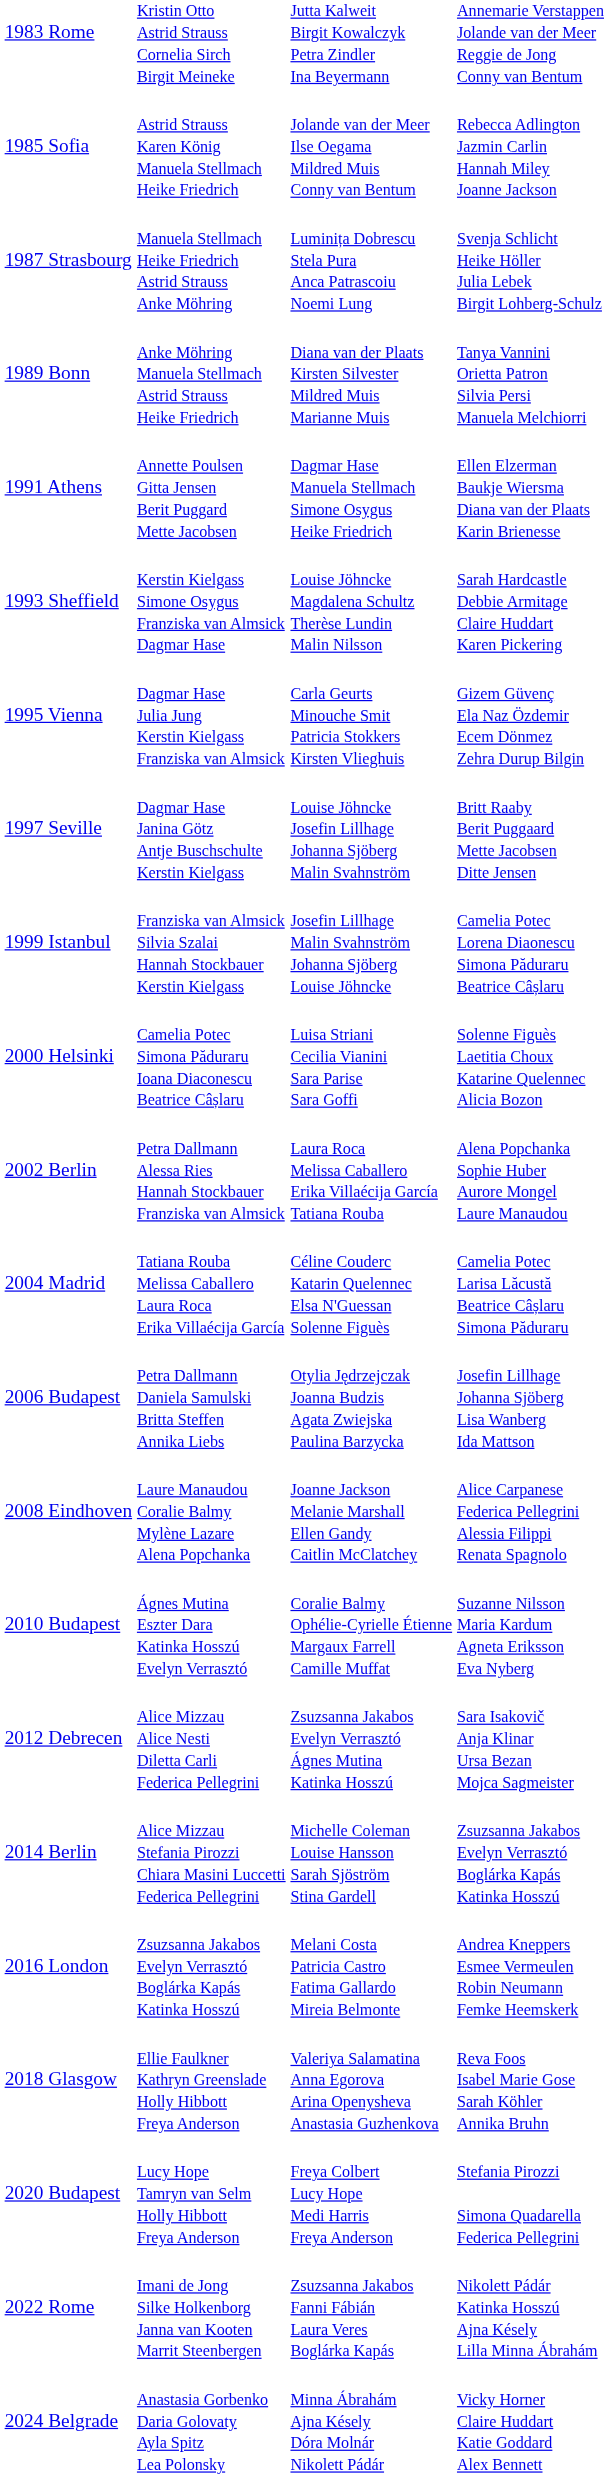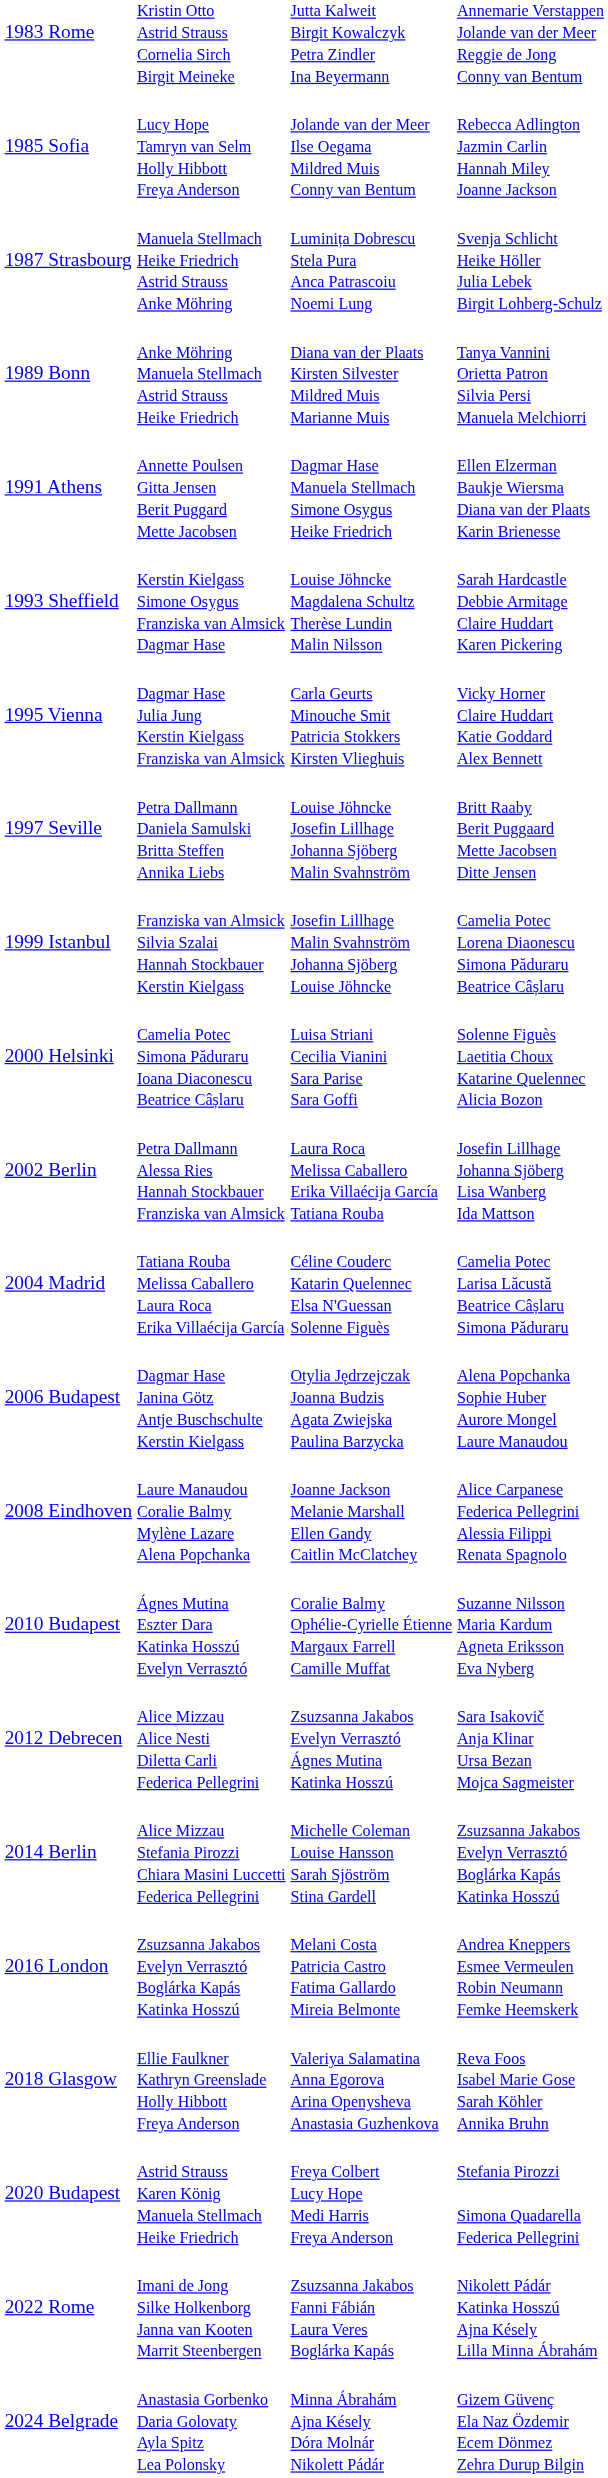(199, 157) Astrid Strauss Karen König Manuela Stellmach Heike Friedrich -> (194, 157) Lucy Hope Tamryn van Selm Holly Hibbott Freya Anderson
(521, 726) Gizem Güvenç Ela Naz Özdemir Ecem Dönmez Zehra Durup Bilgin -> (505, 726) Vicky Horner Claire Huddart Katie Goddard Alex Bennett
(200, 840) Dagmar Hase Janina Götz Antje Buschschulte Kerstin Kielgass -> (194, 840) Petra Dallmann Daniela Samulski Britta Steffen Annika Liebs
(514, 1181) Alena Popchanka Sophie Huber Aurore Mongel Laure Manaudou -> (510, 1181) Josefin Lillhage Johanna Sjöberg Lisa Wanberg Ida Mattson
(194, 1408) Petra Dallmann Daniela Samulski Britta Steffen Annika Liebs -> (200, 1408) Dagmar Hase Janina Götz Antje Buschschulte Kerstin Kielgass
(510, 1408) Josefin Lillhage Johanna Sjöberg Lisa Wanberg Ida Mattson -> (514, 1408) Alena Popchanka Sophie Huber Aurore Mongel Laure Manaudou
(194, 2205) Lucy Hope Tamryn van Selm Holly Hibbott Freya Anderson -> (199, 2205) Astrid Strauss Karen König Manuela Stellmach Heike Friedrich
(505, 2432) Vicky Horner Claire Huddart Katie Goddard Alex Bennett -> (521, 2432) Gizem Güvenç Ela Naz Özdemir Ecem Dönmez Zehra Durup Bilgin
